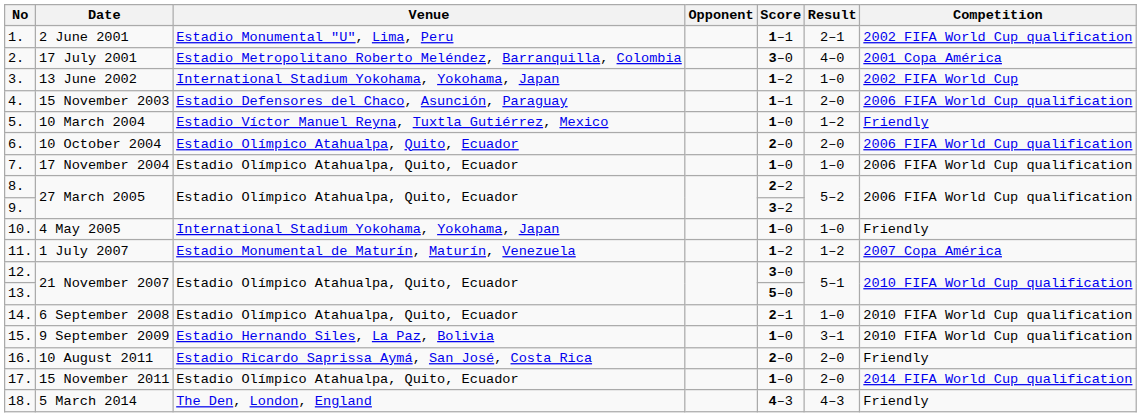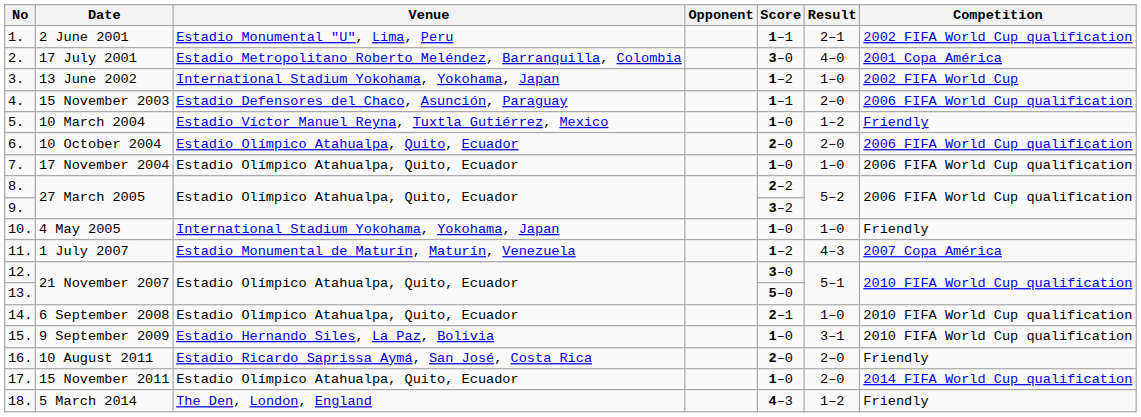(832, 251) 1–2 -> (832, 251) 4–3
(832, 401) 4–3 -> (832, 401) 1–2
